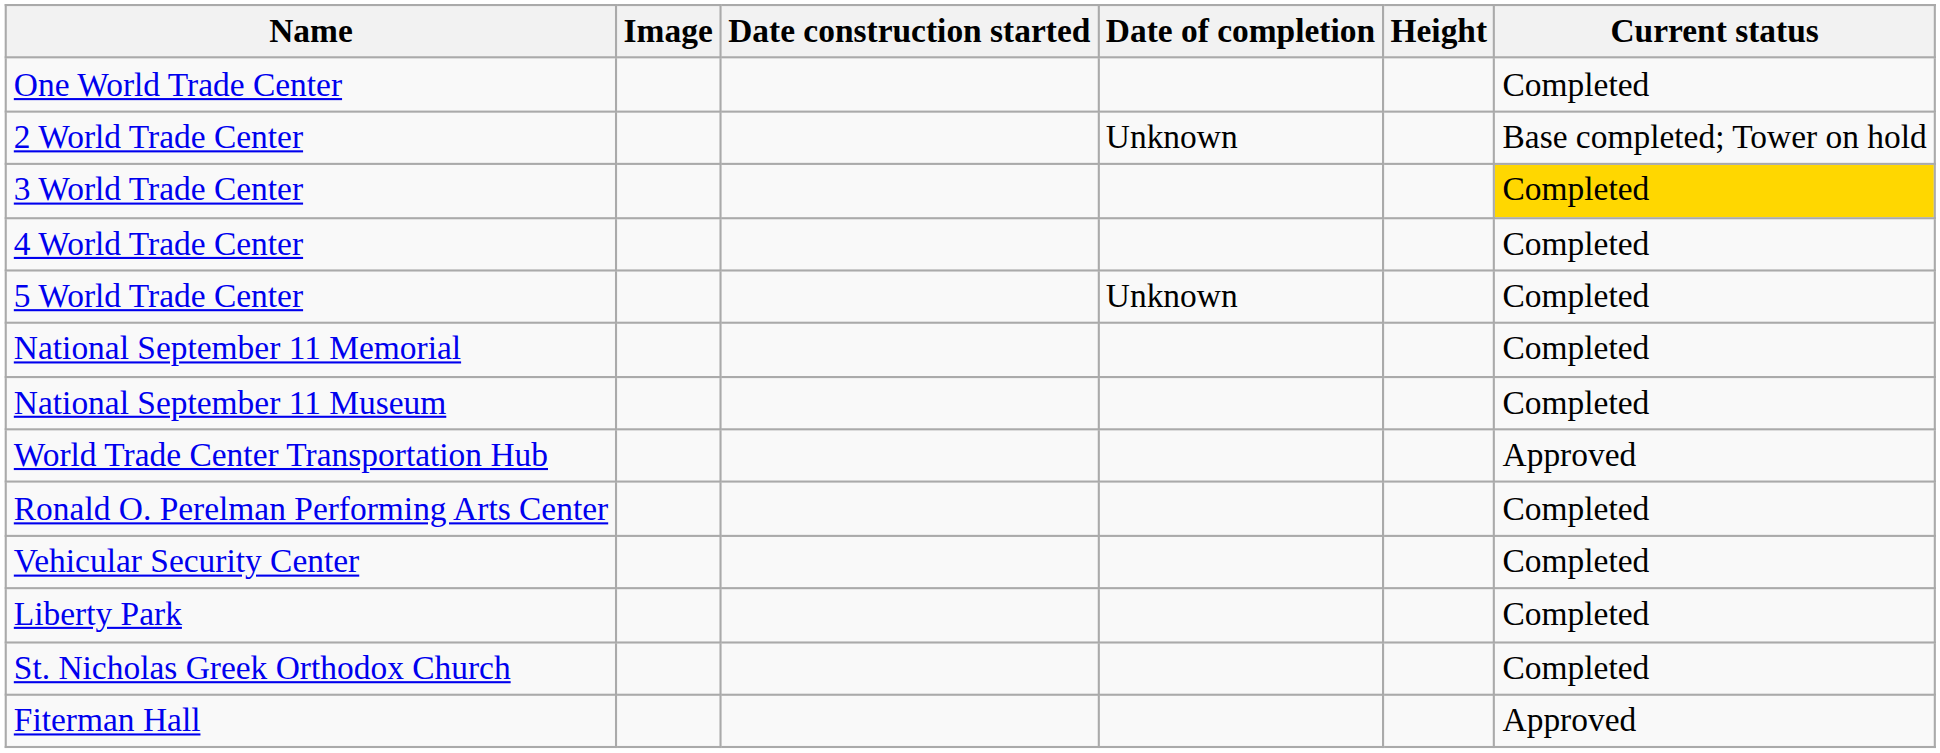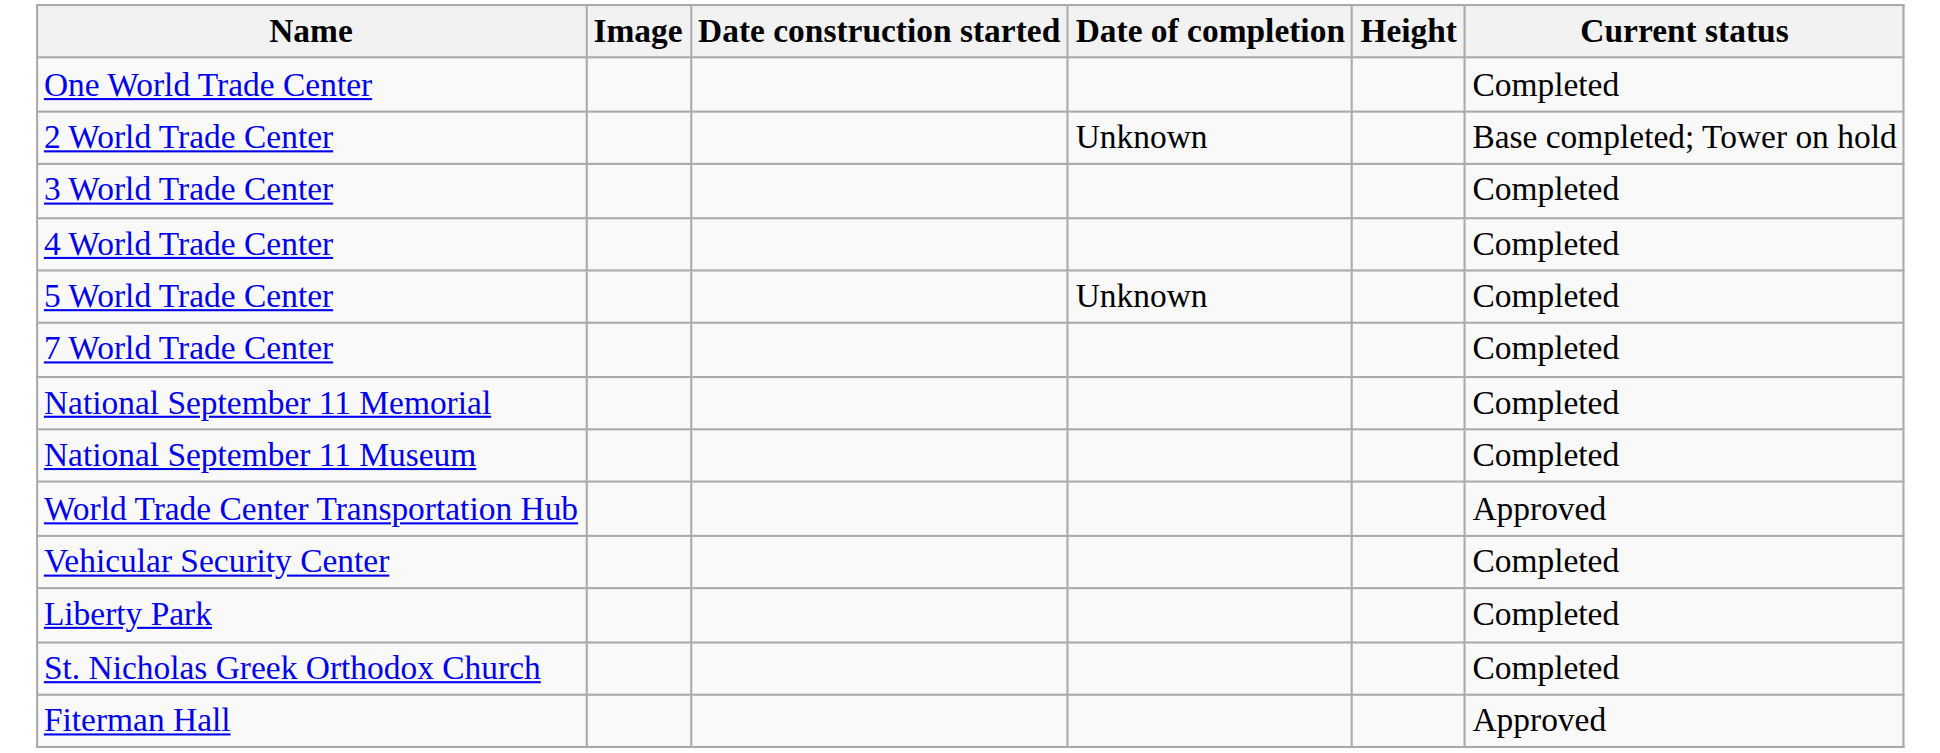(1576, 190) gold background -> (1546, 190) no background
+ row: (189, 349)
- row: (311, 508)
